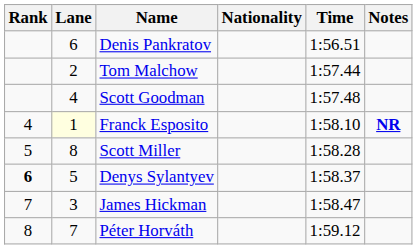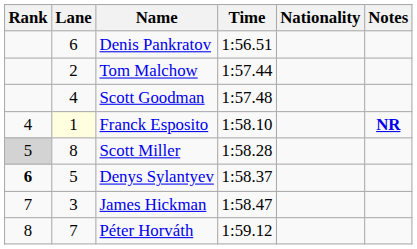columns swapped: (262, 17) <-> (335, 17)
(28, 151) no background -> (28, 151) lightgrey background
